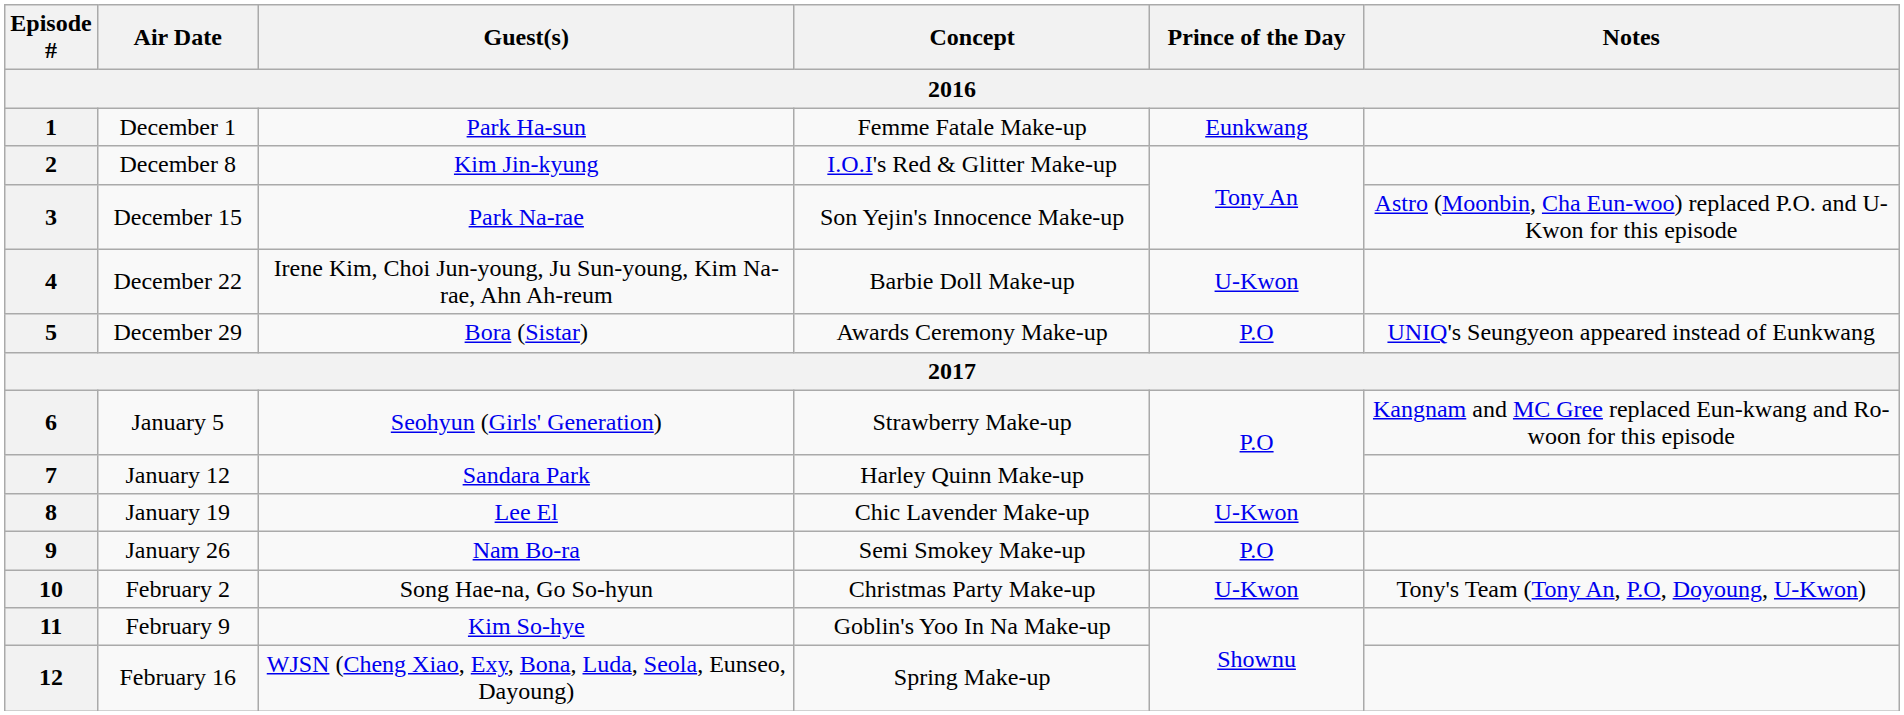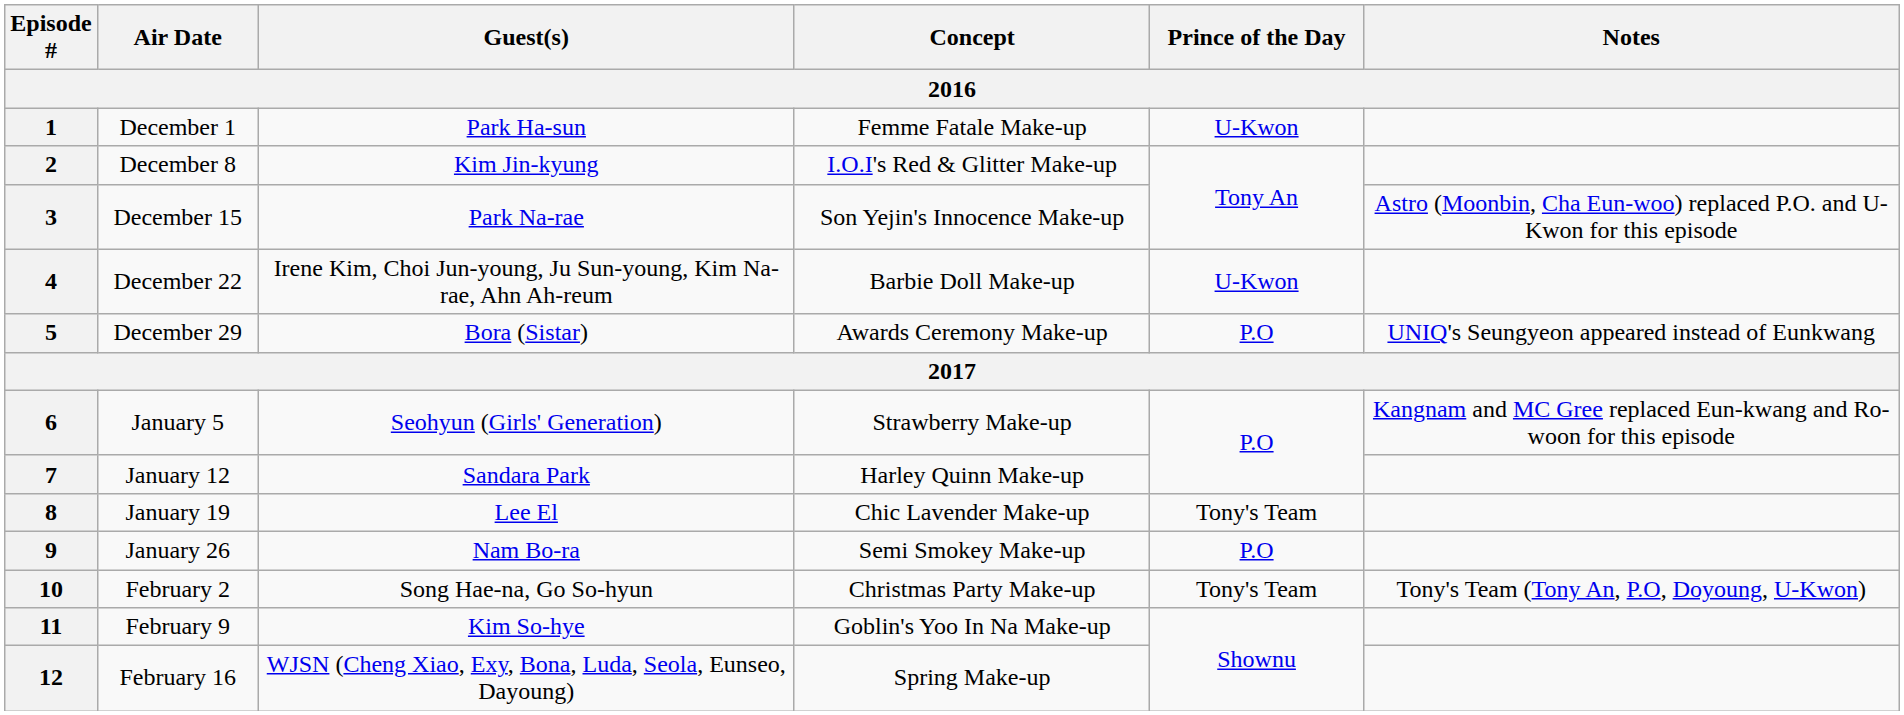(1257, 126) Eunkwang -> (1257, 126) U-Kwon
(1257, 512) U-Kwon -> (1257, 512) Tony's Team
(1257, 588) U-Kwon -> (1257, 588) Tony's Team
